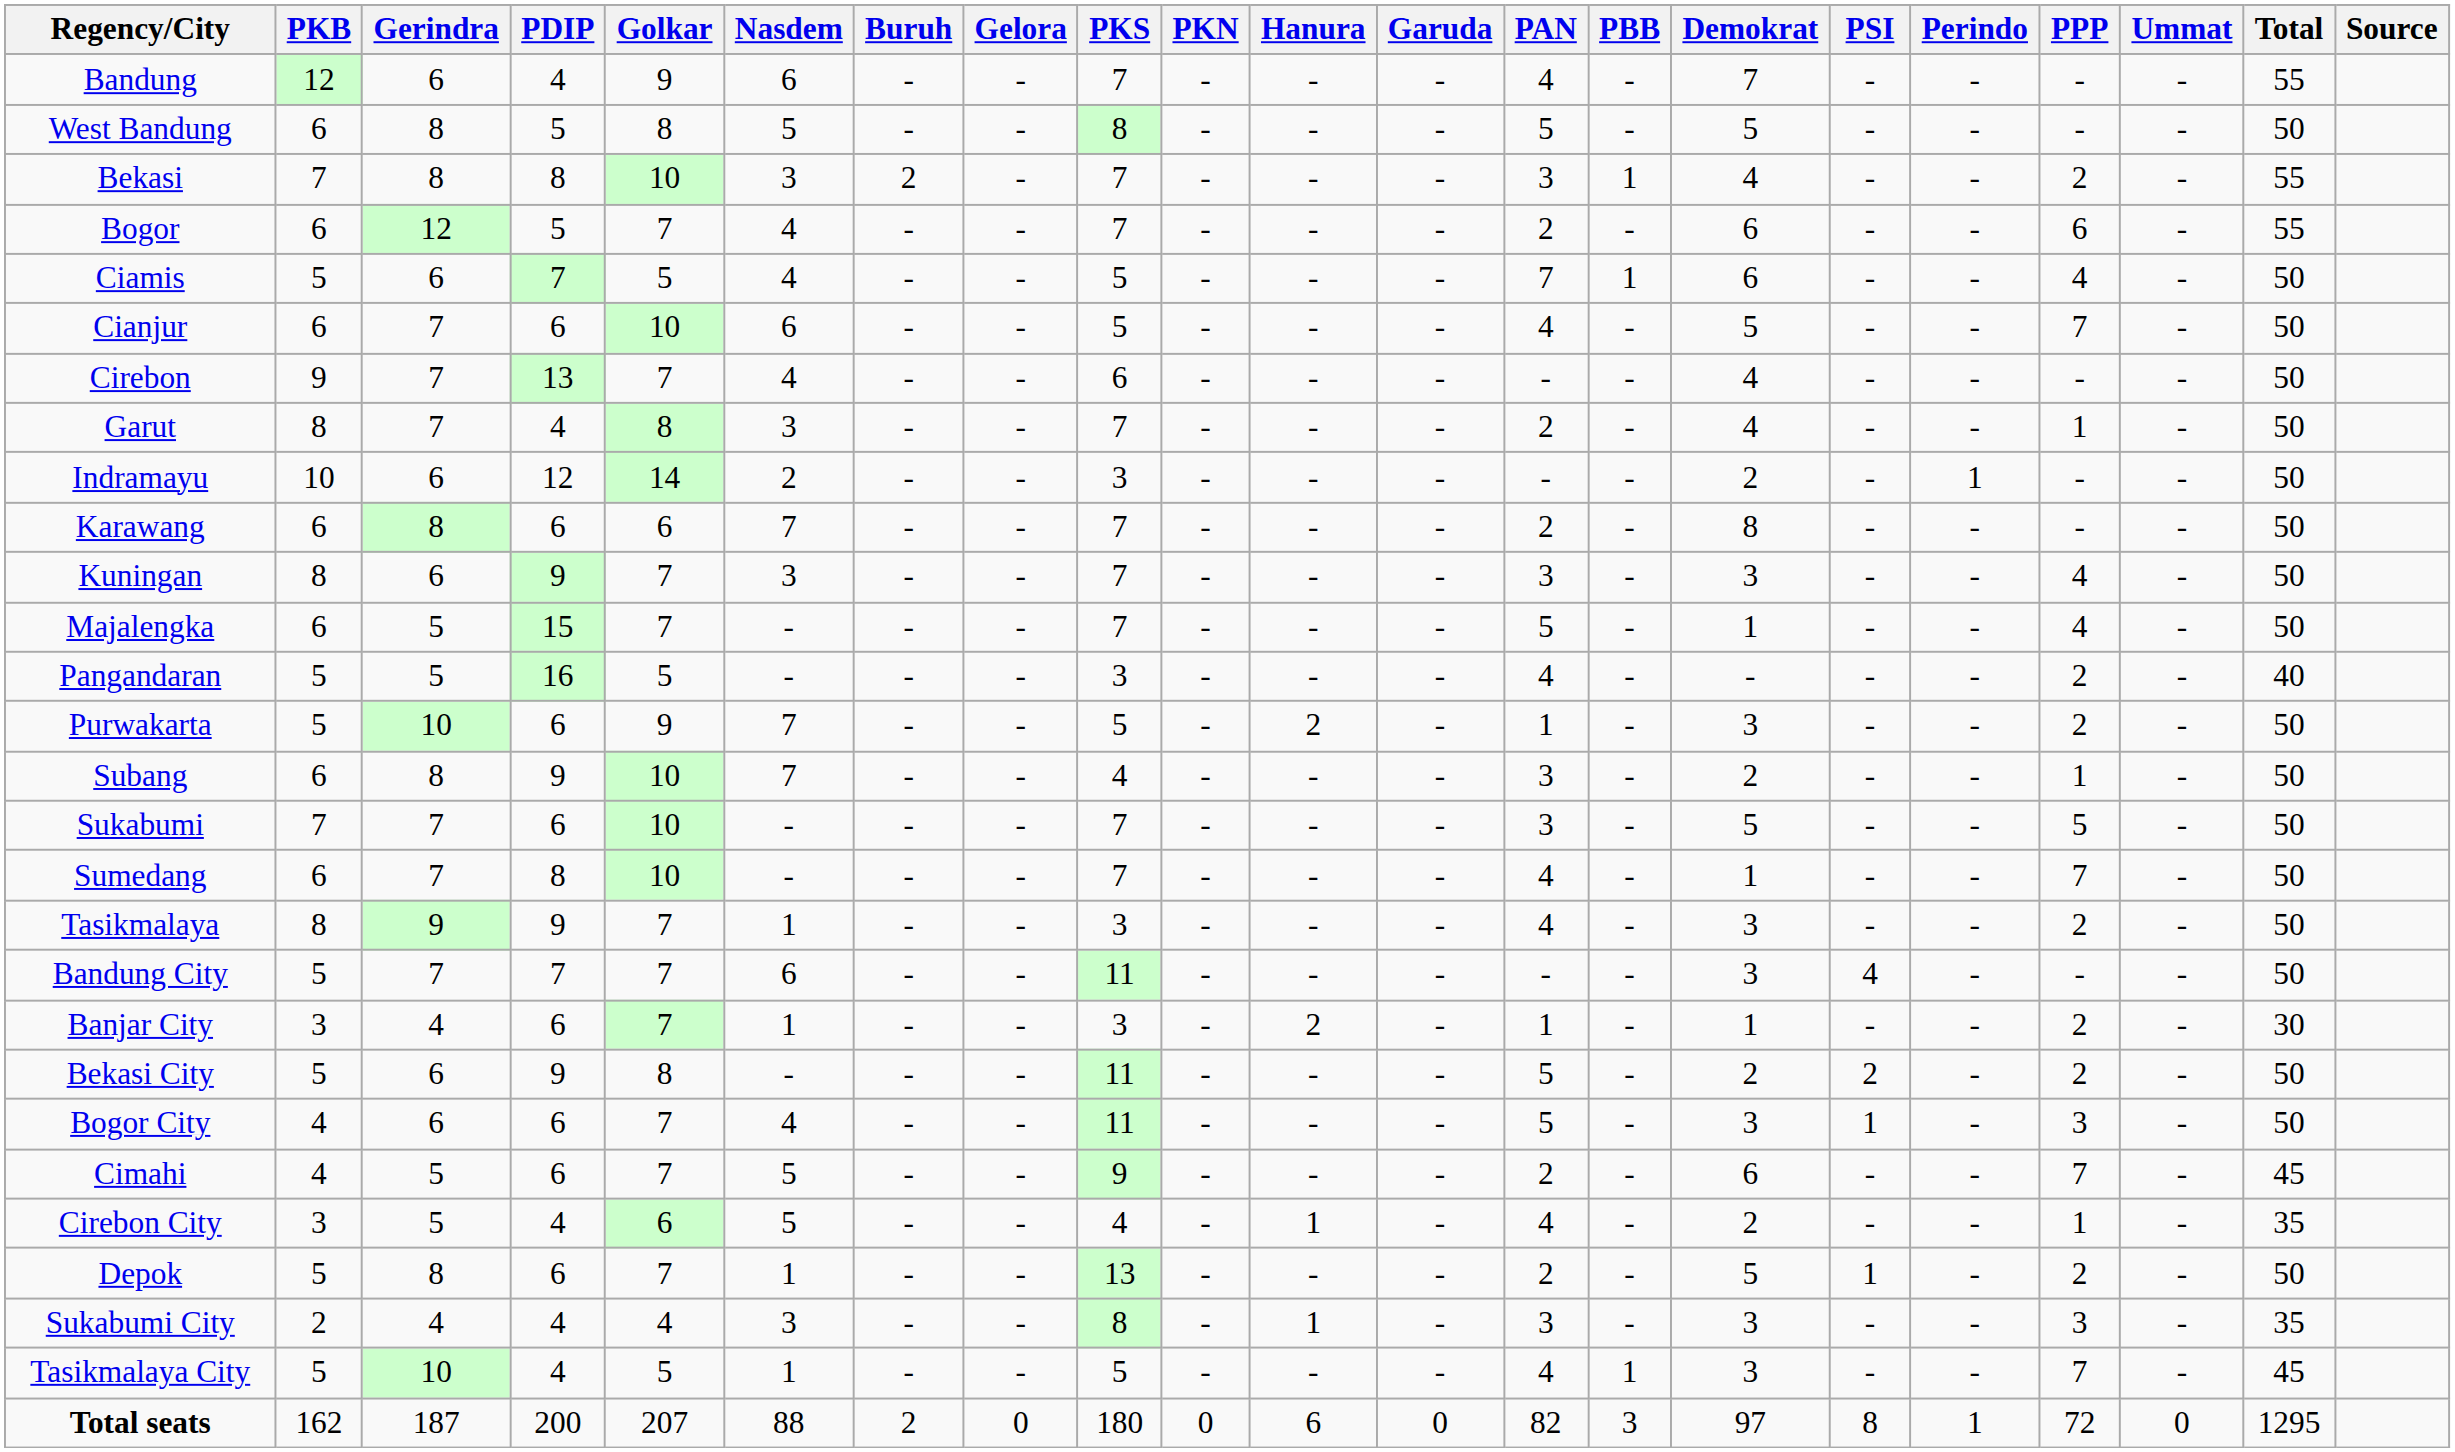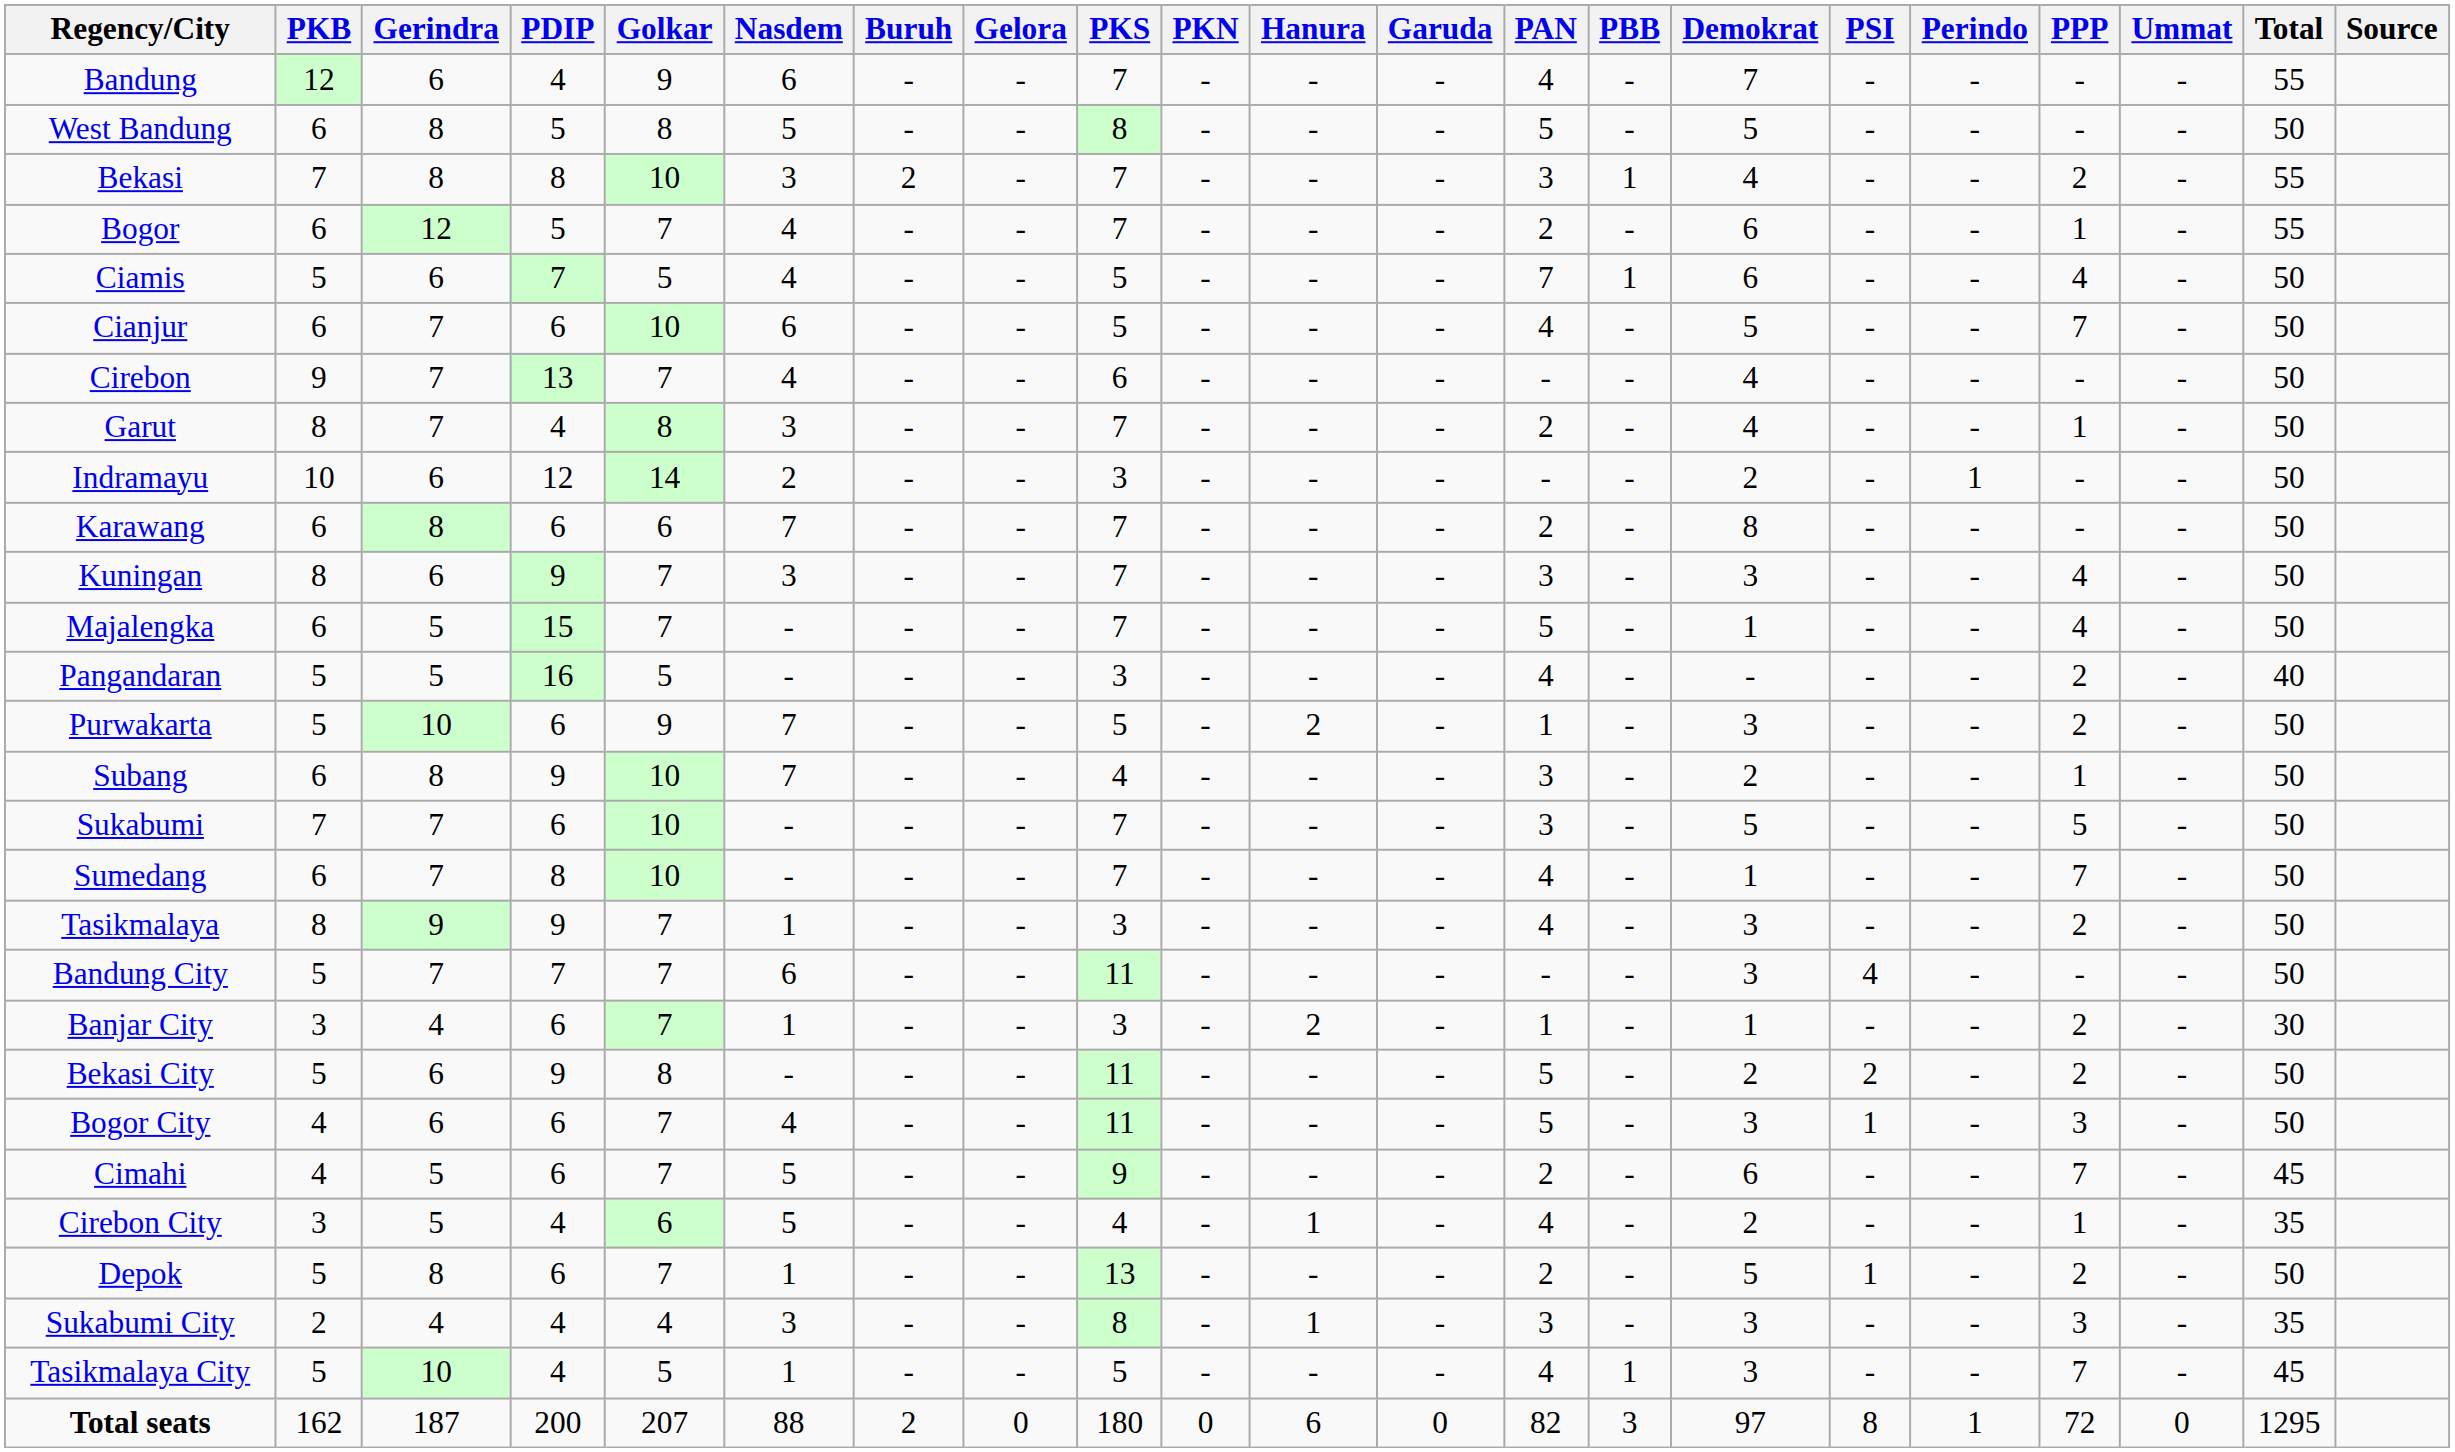(2080, 228) 6 -> (2080, 228) 1
